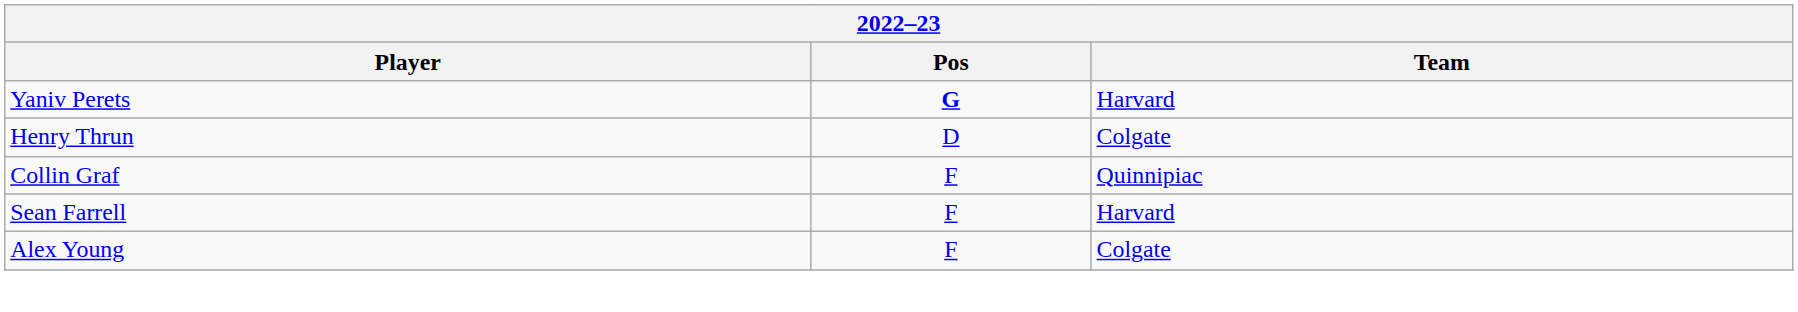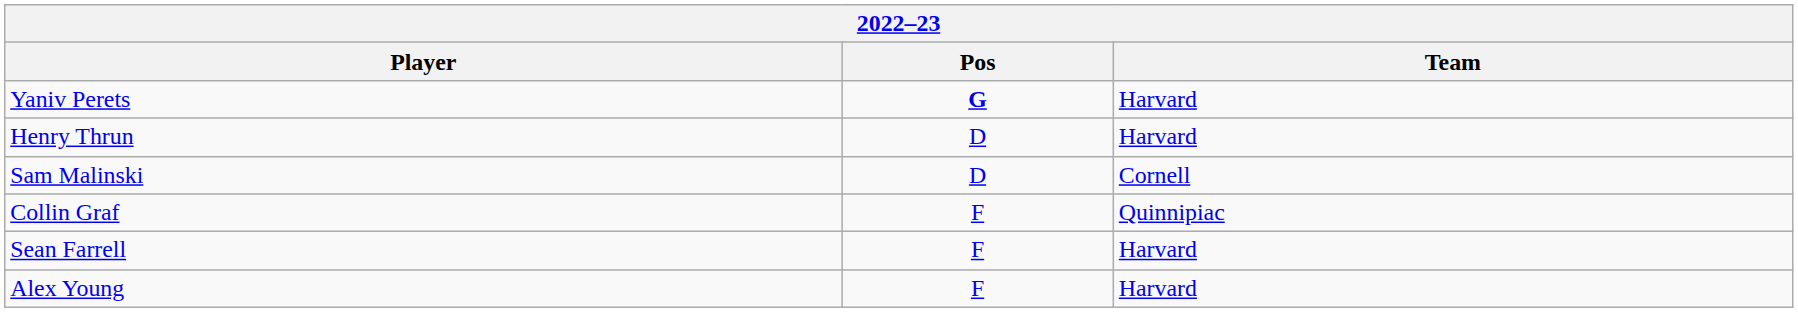(1134, 136) Colgate -> (1158, 136) Harvard
+ row: (77, 174)
(1134, 250) Colgate -> (1158, 288) Harvard
